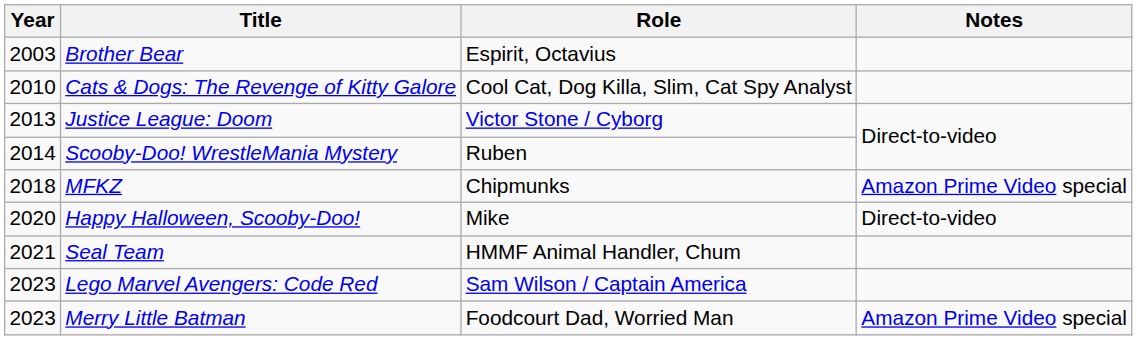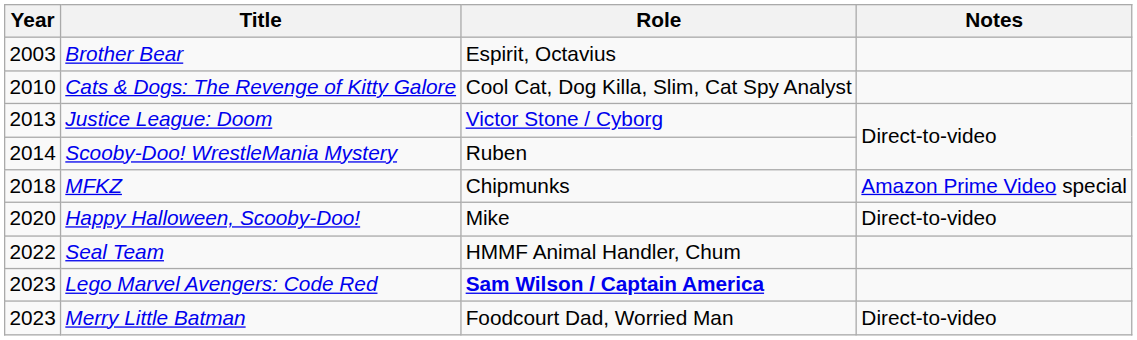(33, 251) 2021 -> (33, 251) 2022
(606, 284) normal -> (615, 284) bold
(994, 317) Amazon Prime Video special -> (929, 317) Direct-to-video
